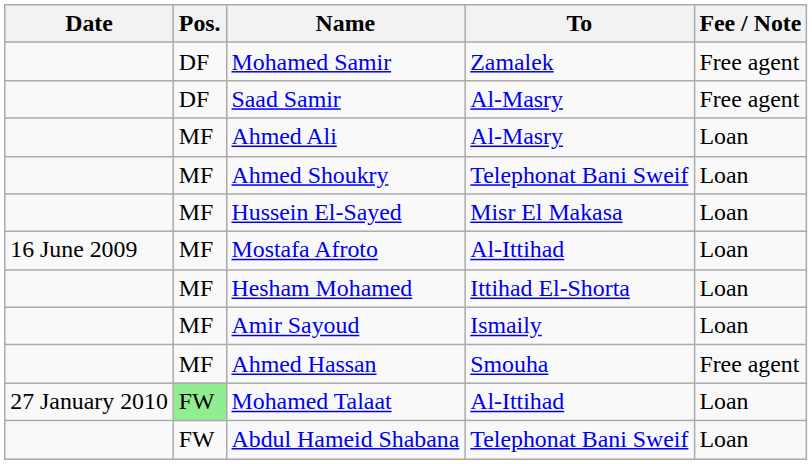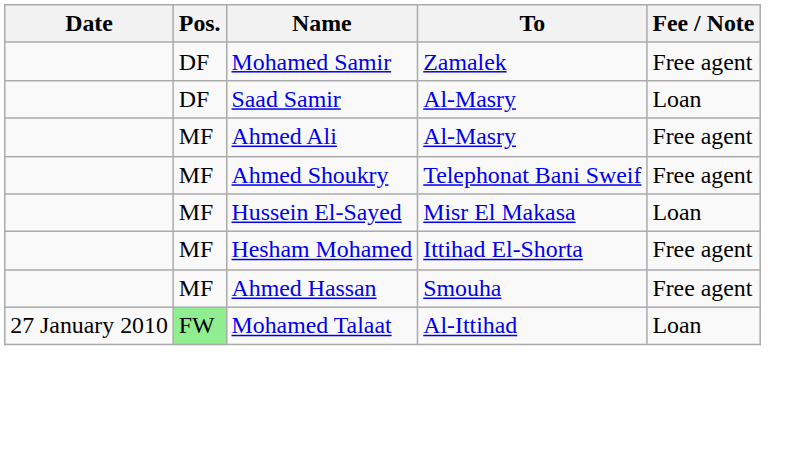(749, 99) Free agent -> (677, 99) Loan
(724, 136) Loan -> (702, 136) Free agent
(724, 174) Loan -> (702, 174) Free agent
- row: (305, 250)
(724, 288) Loan -> (702, 250) Free agent
- row: (295, 325)
- row: (345, 439)
